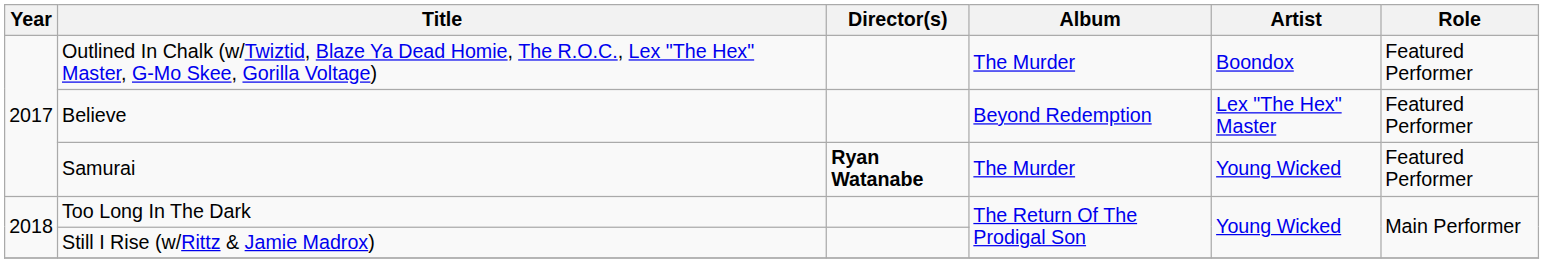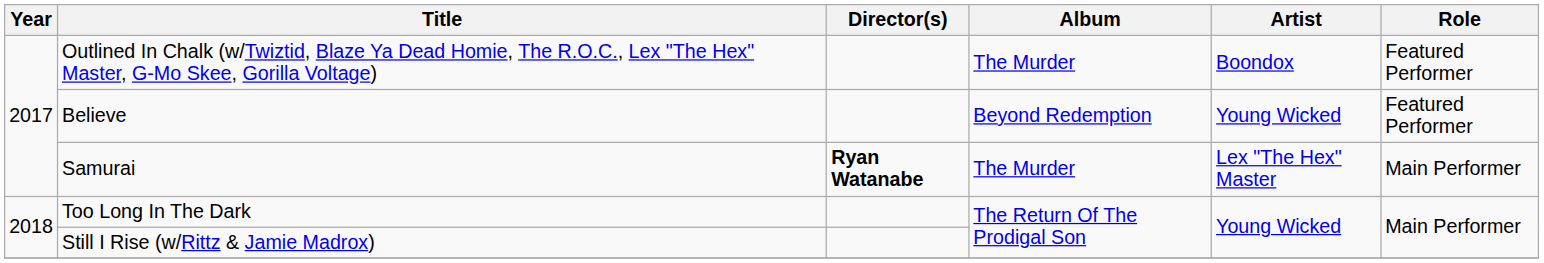(1279, 115) Lex "The Hex" Master -> (1279, 115) Young Wicked
(1279, 169) Young Wicked -> (1279, 169) Lex "The Hex" Master
(1429, 169) Featured Performer -> (1453, 169) Main Performer
